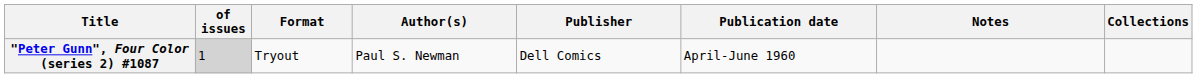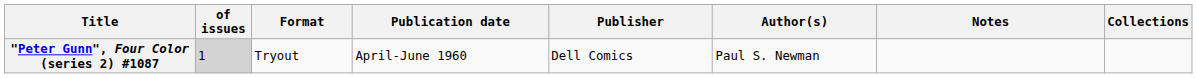columns swapped: (435, 22) <-> (779, 22)
